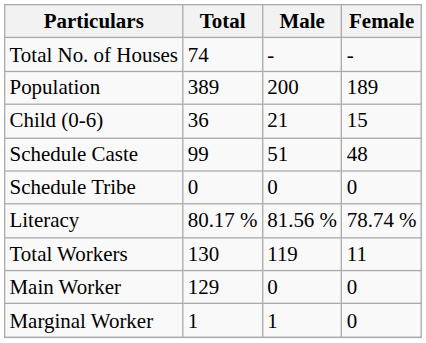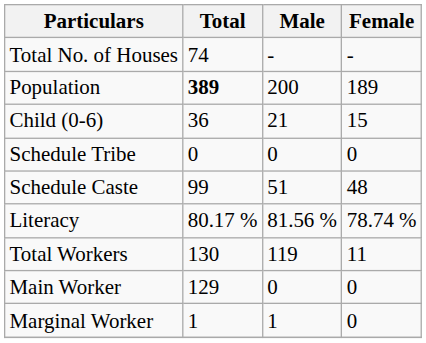(203, 87) normal -> (203, 87) bold
rows swapped: (74, 154) <-> (73, 187)
